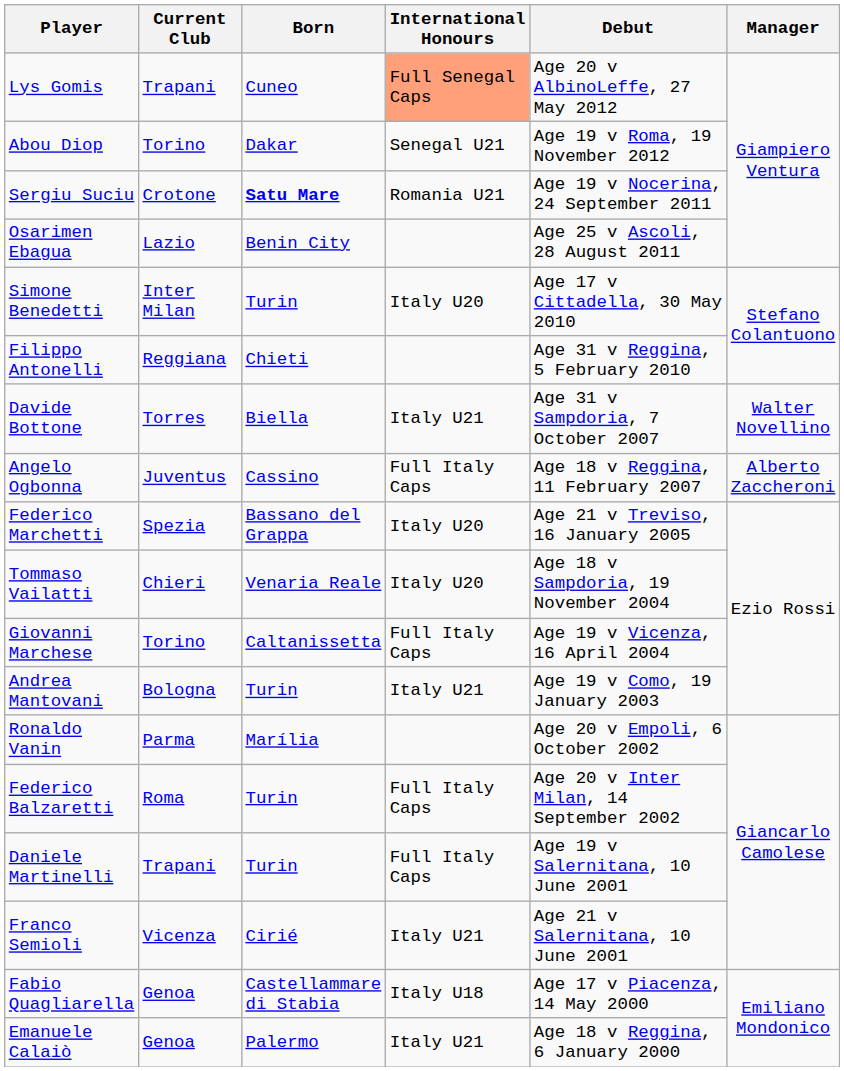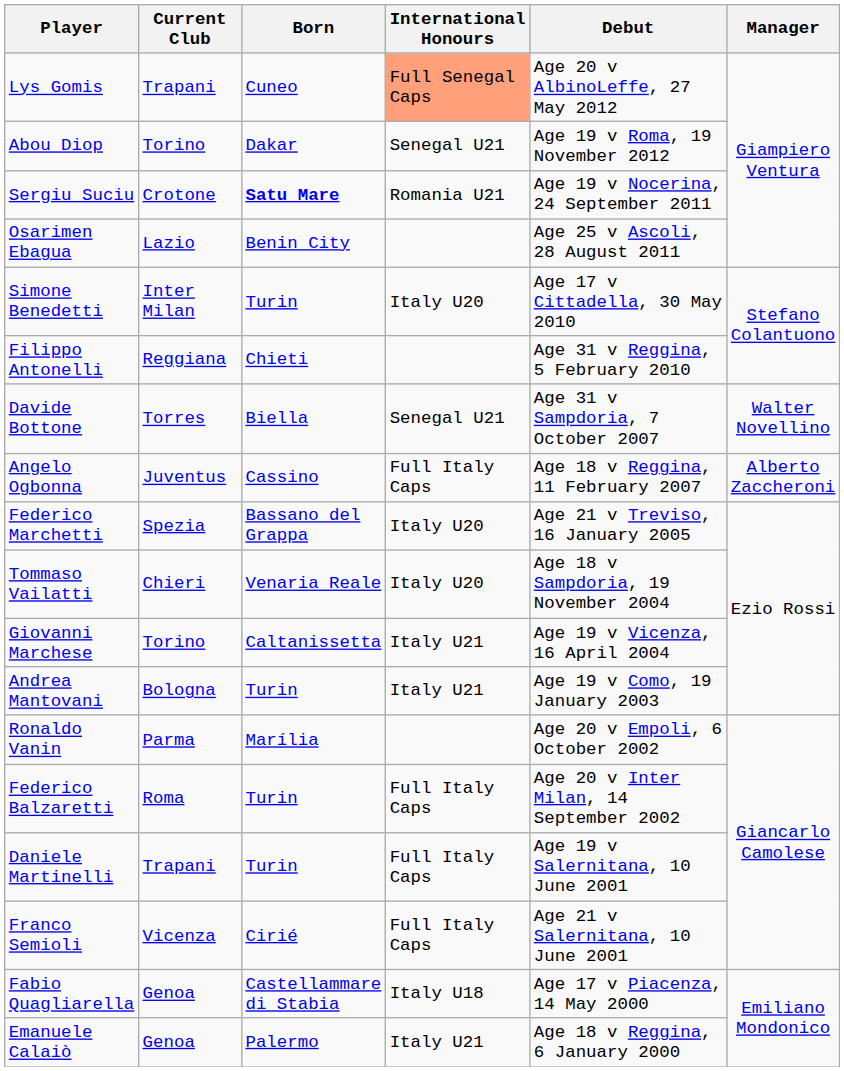(437, 419) Italy U21 -> (447, 419) Senegal U21
(442, 643) Full Italy Caps -> (437, 643) Italy U21
(437, 935) Italy U21 -> (442, 935) Full Italy Caps
